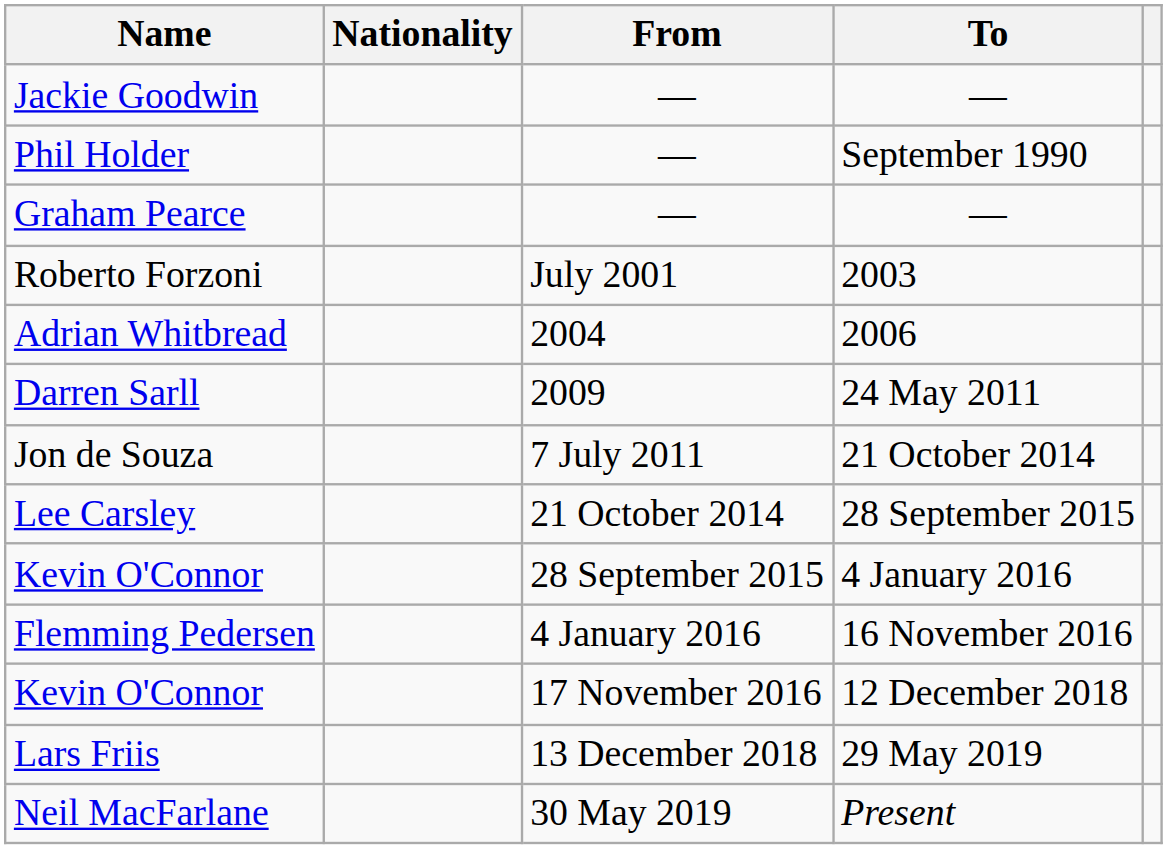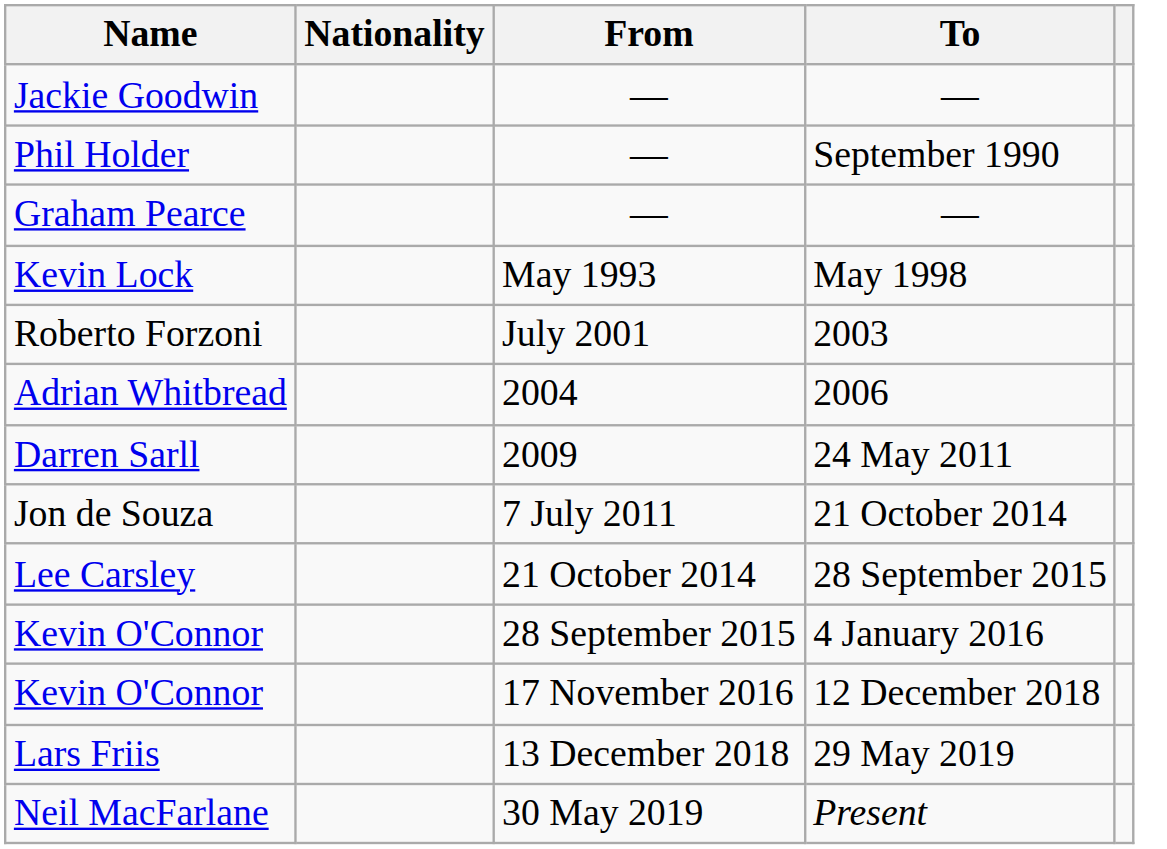+ row: (104, 273)
- row: (164, 633)
